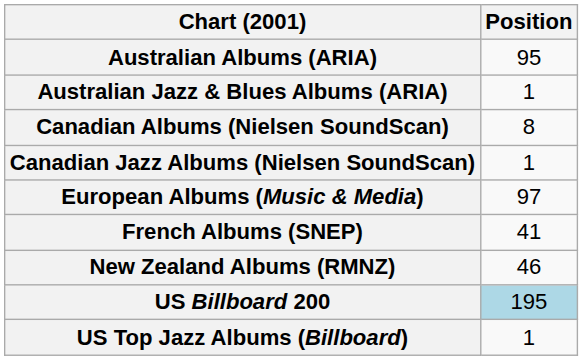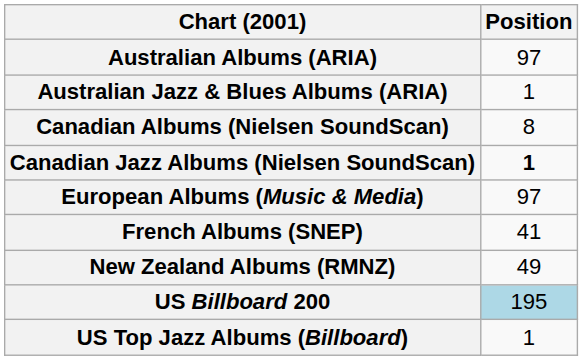(529, 57) 95 -> (529, 57) 97
(529, 162) normal -> (529, 162) bold
(529, 267) 46 -> (529, 267) 49
